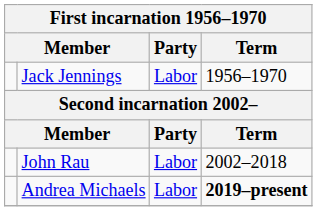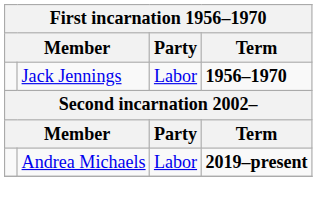(246, 76) normal -> (246, 76) bold
- row: (55, 162)
